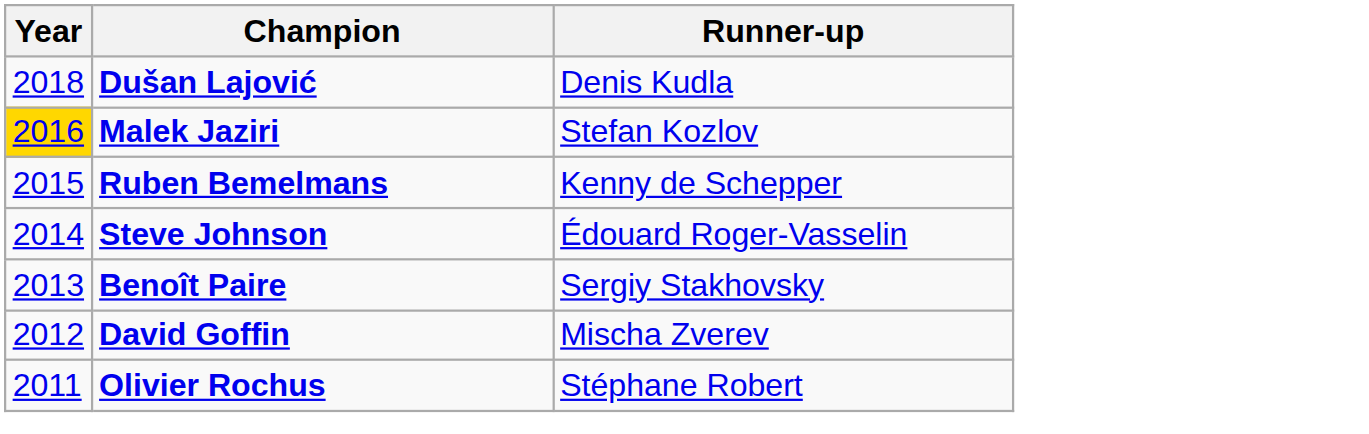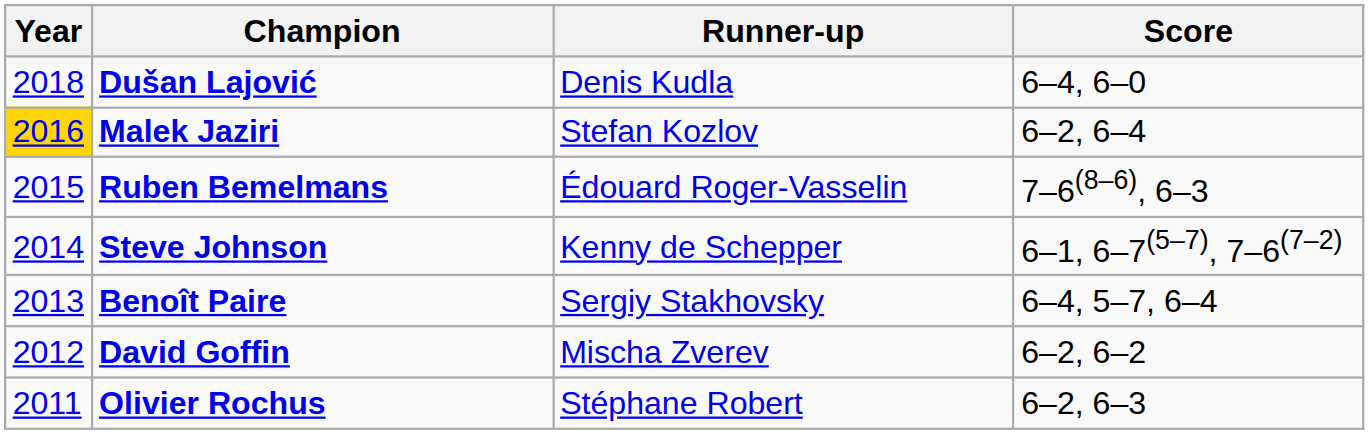+ column: (1188, 31)
(701, 183) Kenny de Schepper -> (734, 187) Édouard Roger-Vasselin
(734, 234) Édouard Roger-Vasselin -> (701, 246) Kenny de Schepper
